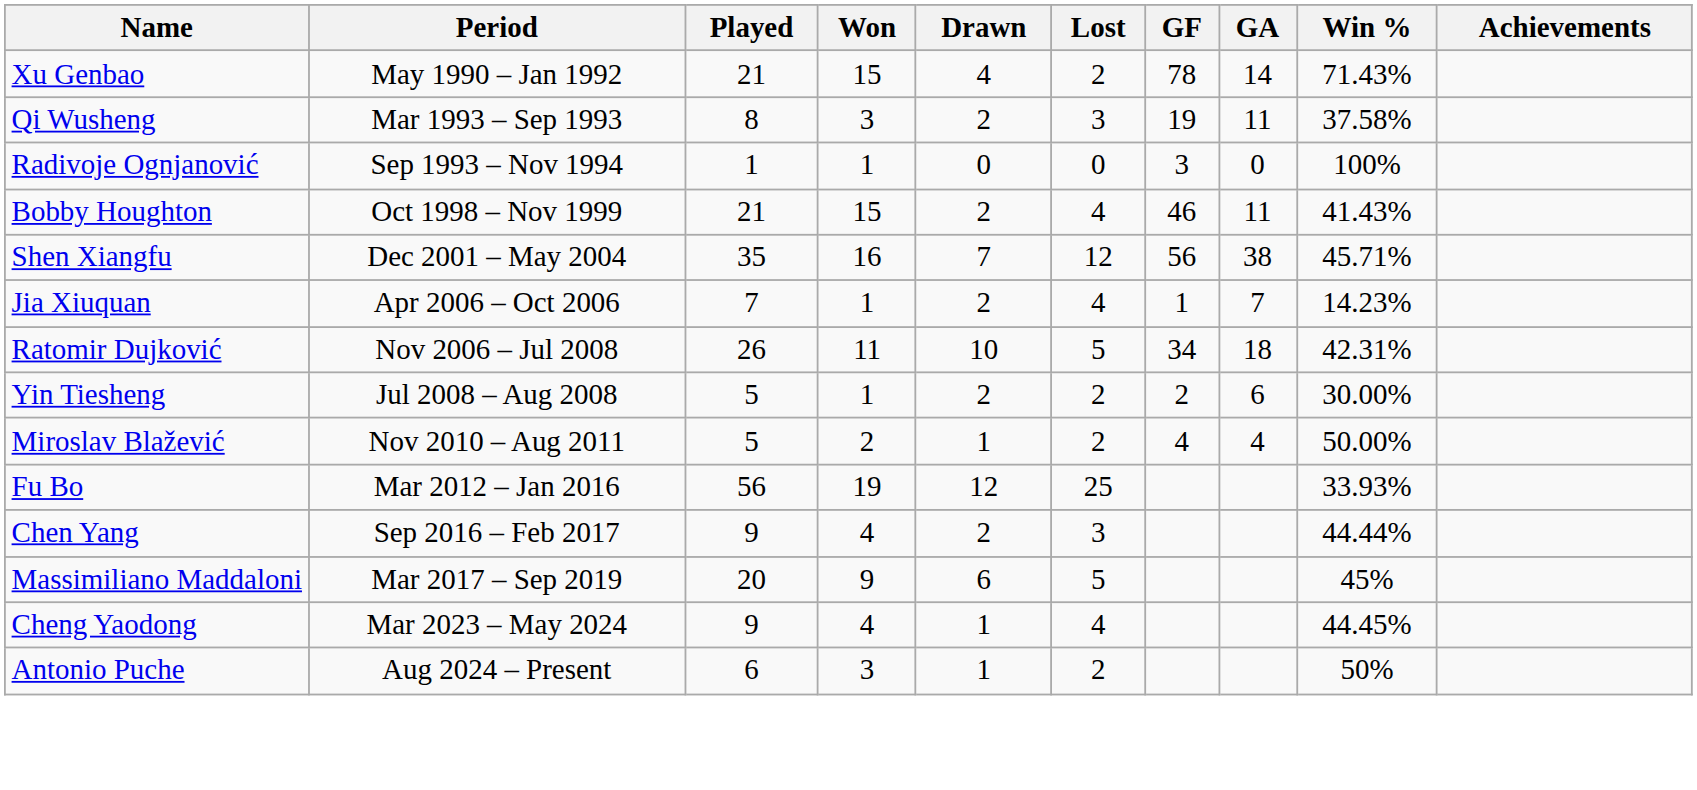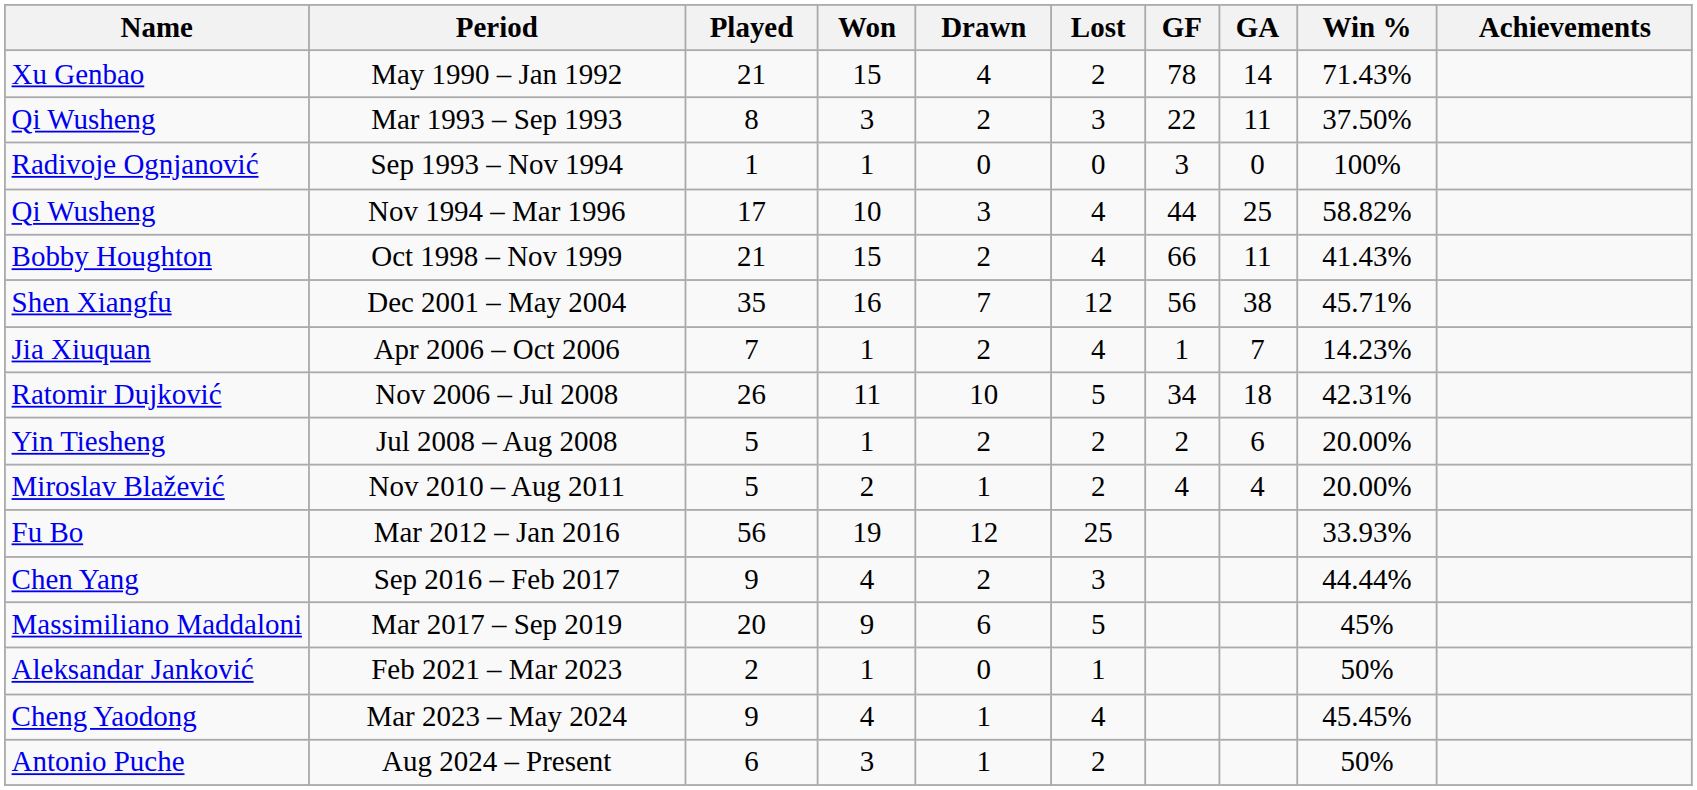(1182, 119) 19 -> (1182, 119) 22
(1367, 119) 37.58% -> (1367, 119) 37.50%
+ row: (497, 211)
(1182, 211) 46 -> (1182, 257) 66
(1367, 394) 30.00% -> (1367, 440) 20.00%
(1367, 440) 50.00% -> (1367, 486) 20.00%
+ row: (497, 670)
(1367, 624) 44.45% -> (1367, 716) 45.45%
